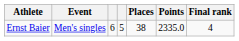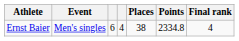(122, 28) 5 -> (122, 28) 4
(171, 28) 2335.0 -> (171, 28) 2334.8
